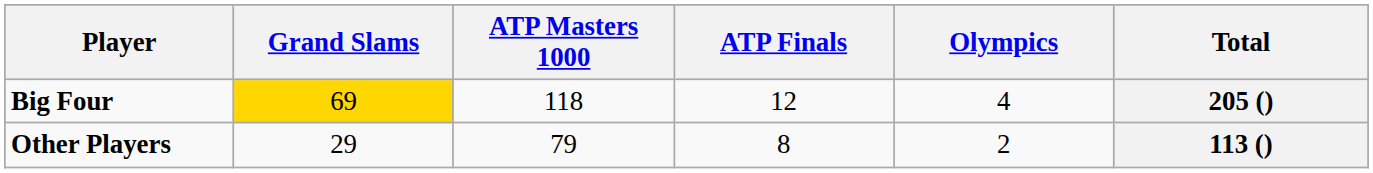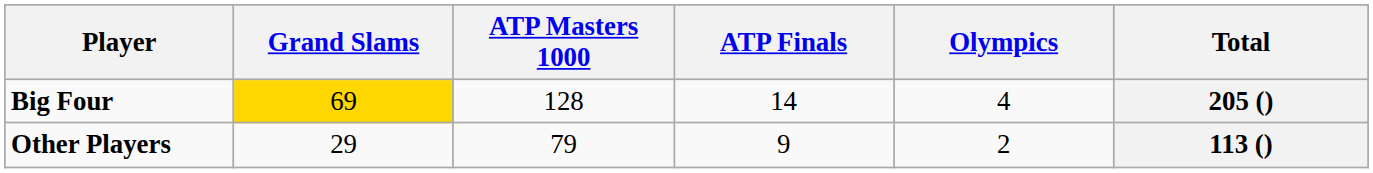(564, 100) 118 -> (564, 100) 128
(784, 100) 12 -> (784, 100) 14
(784, 144) 8 -> (784, 144) 9
